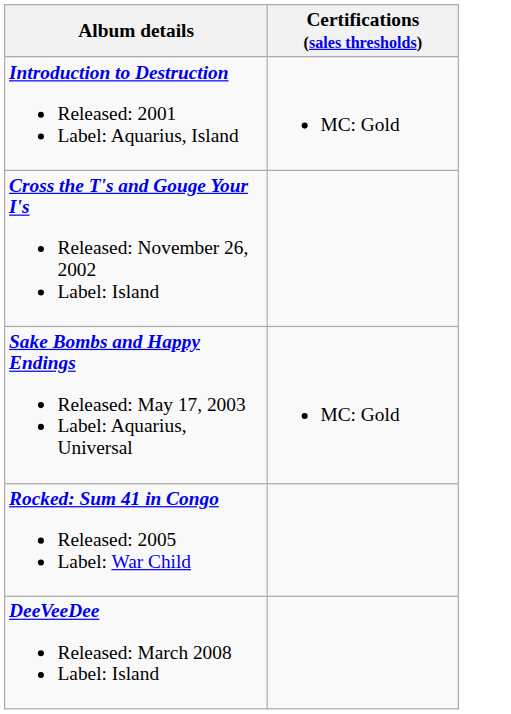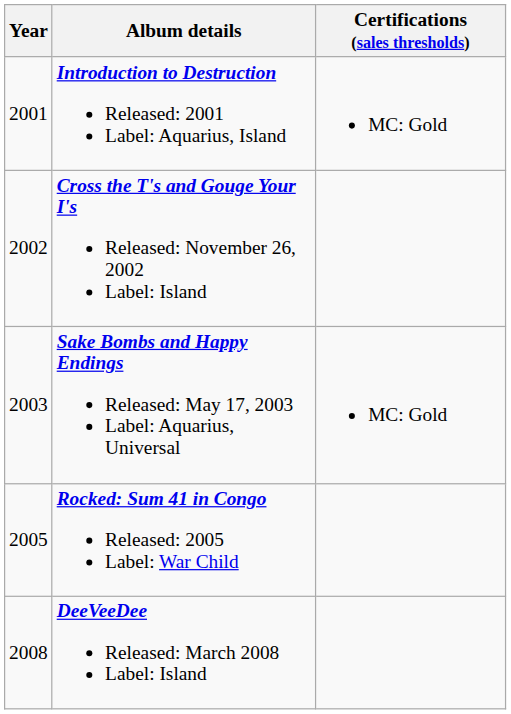+ column: (28, 30)
